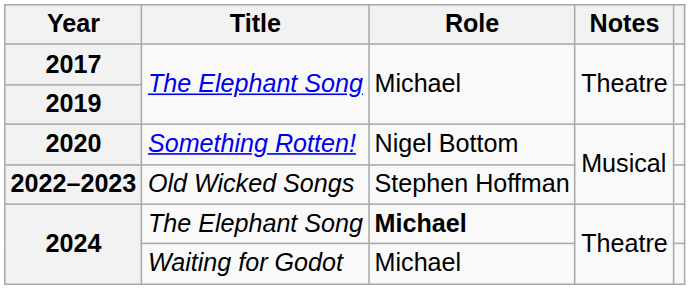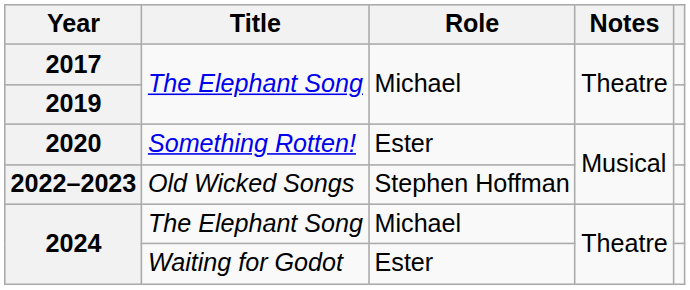(446, 143) Nigel Bottom -> (404, 143) Ester
(421, 223) bold -> (418, 223) normal
(418, 263) Michael -> (404, 263) Ester
